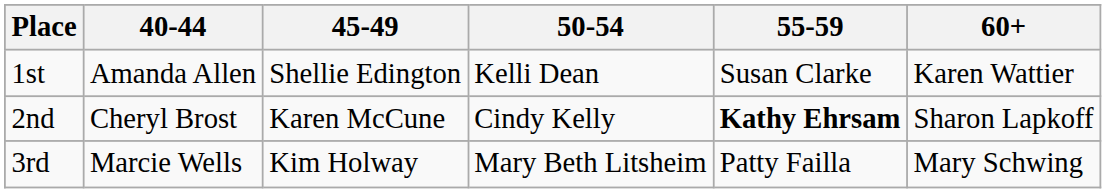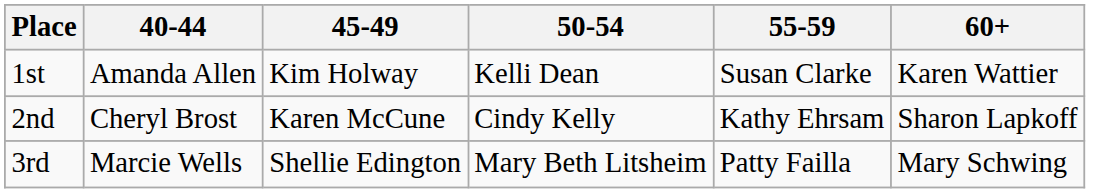(365, 72) Shellie Edington -> (344, 72) Kim Holway
(810, 118) bold -> (802, 118) normal
(344, 163) Kim Holway -> (365, 163) Shellie Edington
